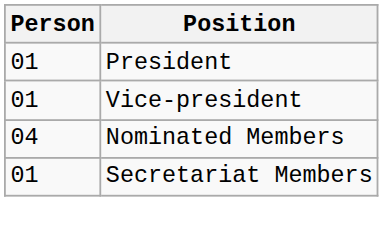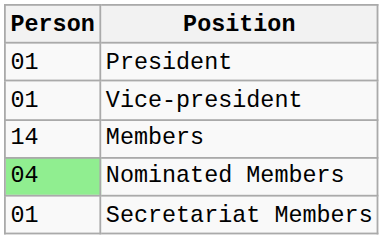+ row: (155, 138)
(25, 138) no background -> (25, 177) lightgreen background
